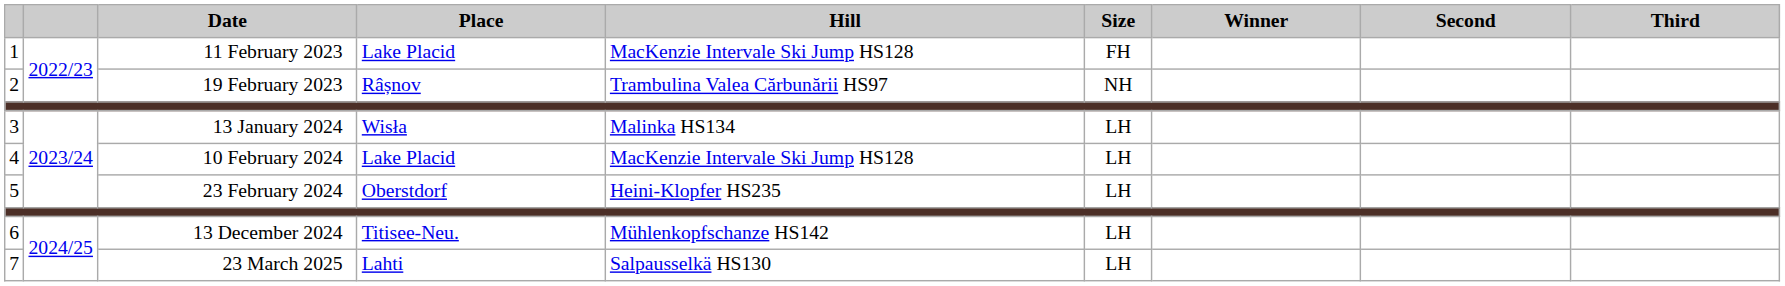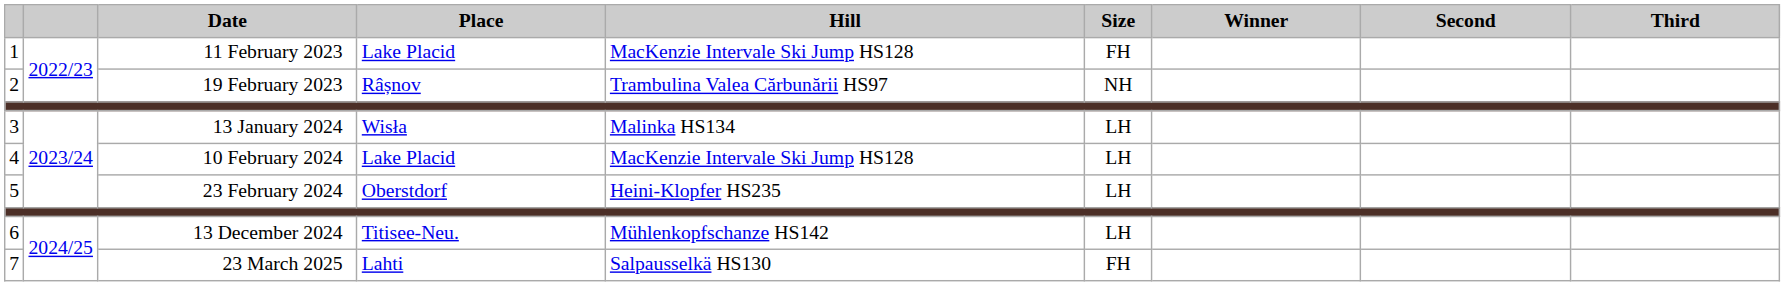(1118, 264) LH -> (1118, 264) FH
